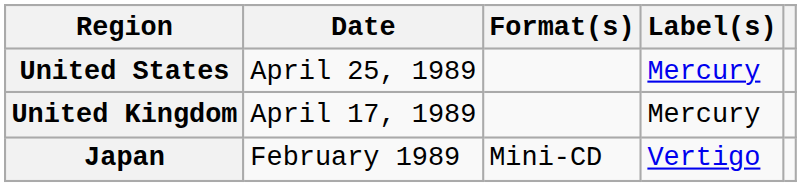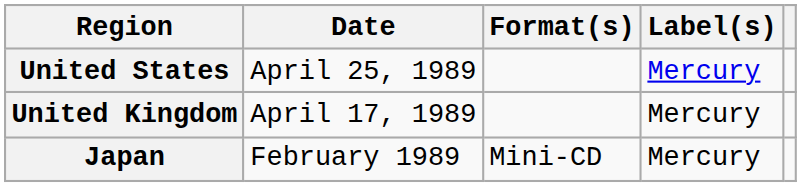(704, 159) Vertigo -> (704, 159) Mercury
